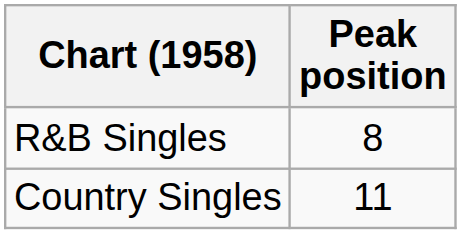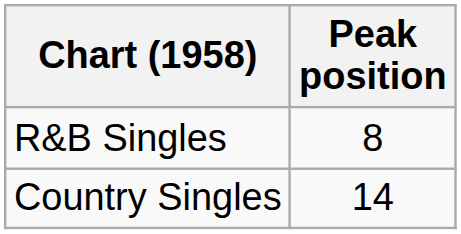(373, 197) 11 -> (373, 197) 14
